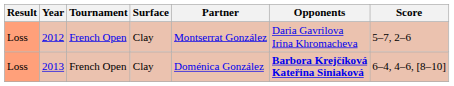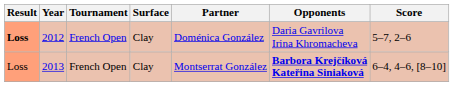(17, 36) normal -> (18, 36) bold
(220, 36) Montserrat González -> (219, 36) Doménica González
(219, 66) Doménica González -> (220, 66) Montserrat González
